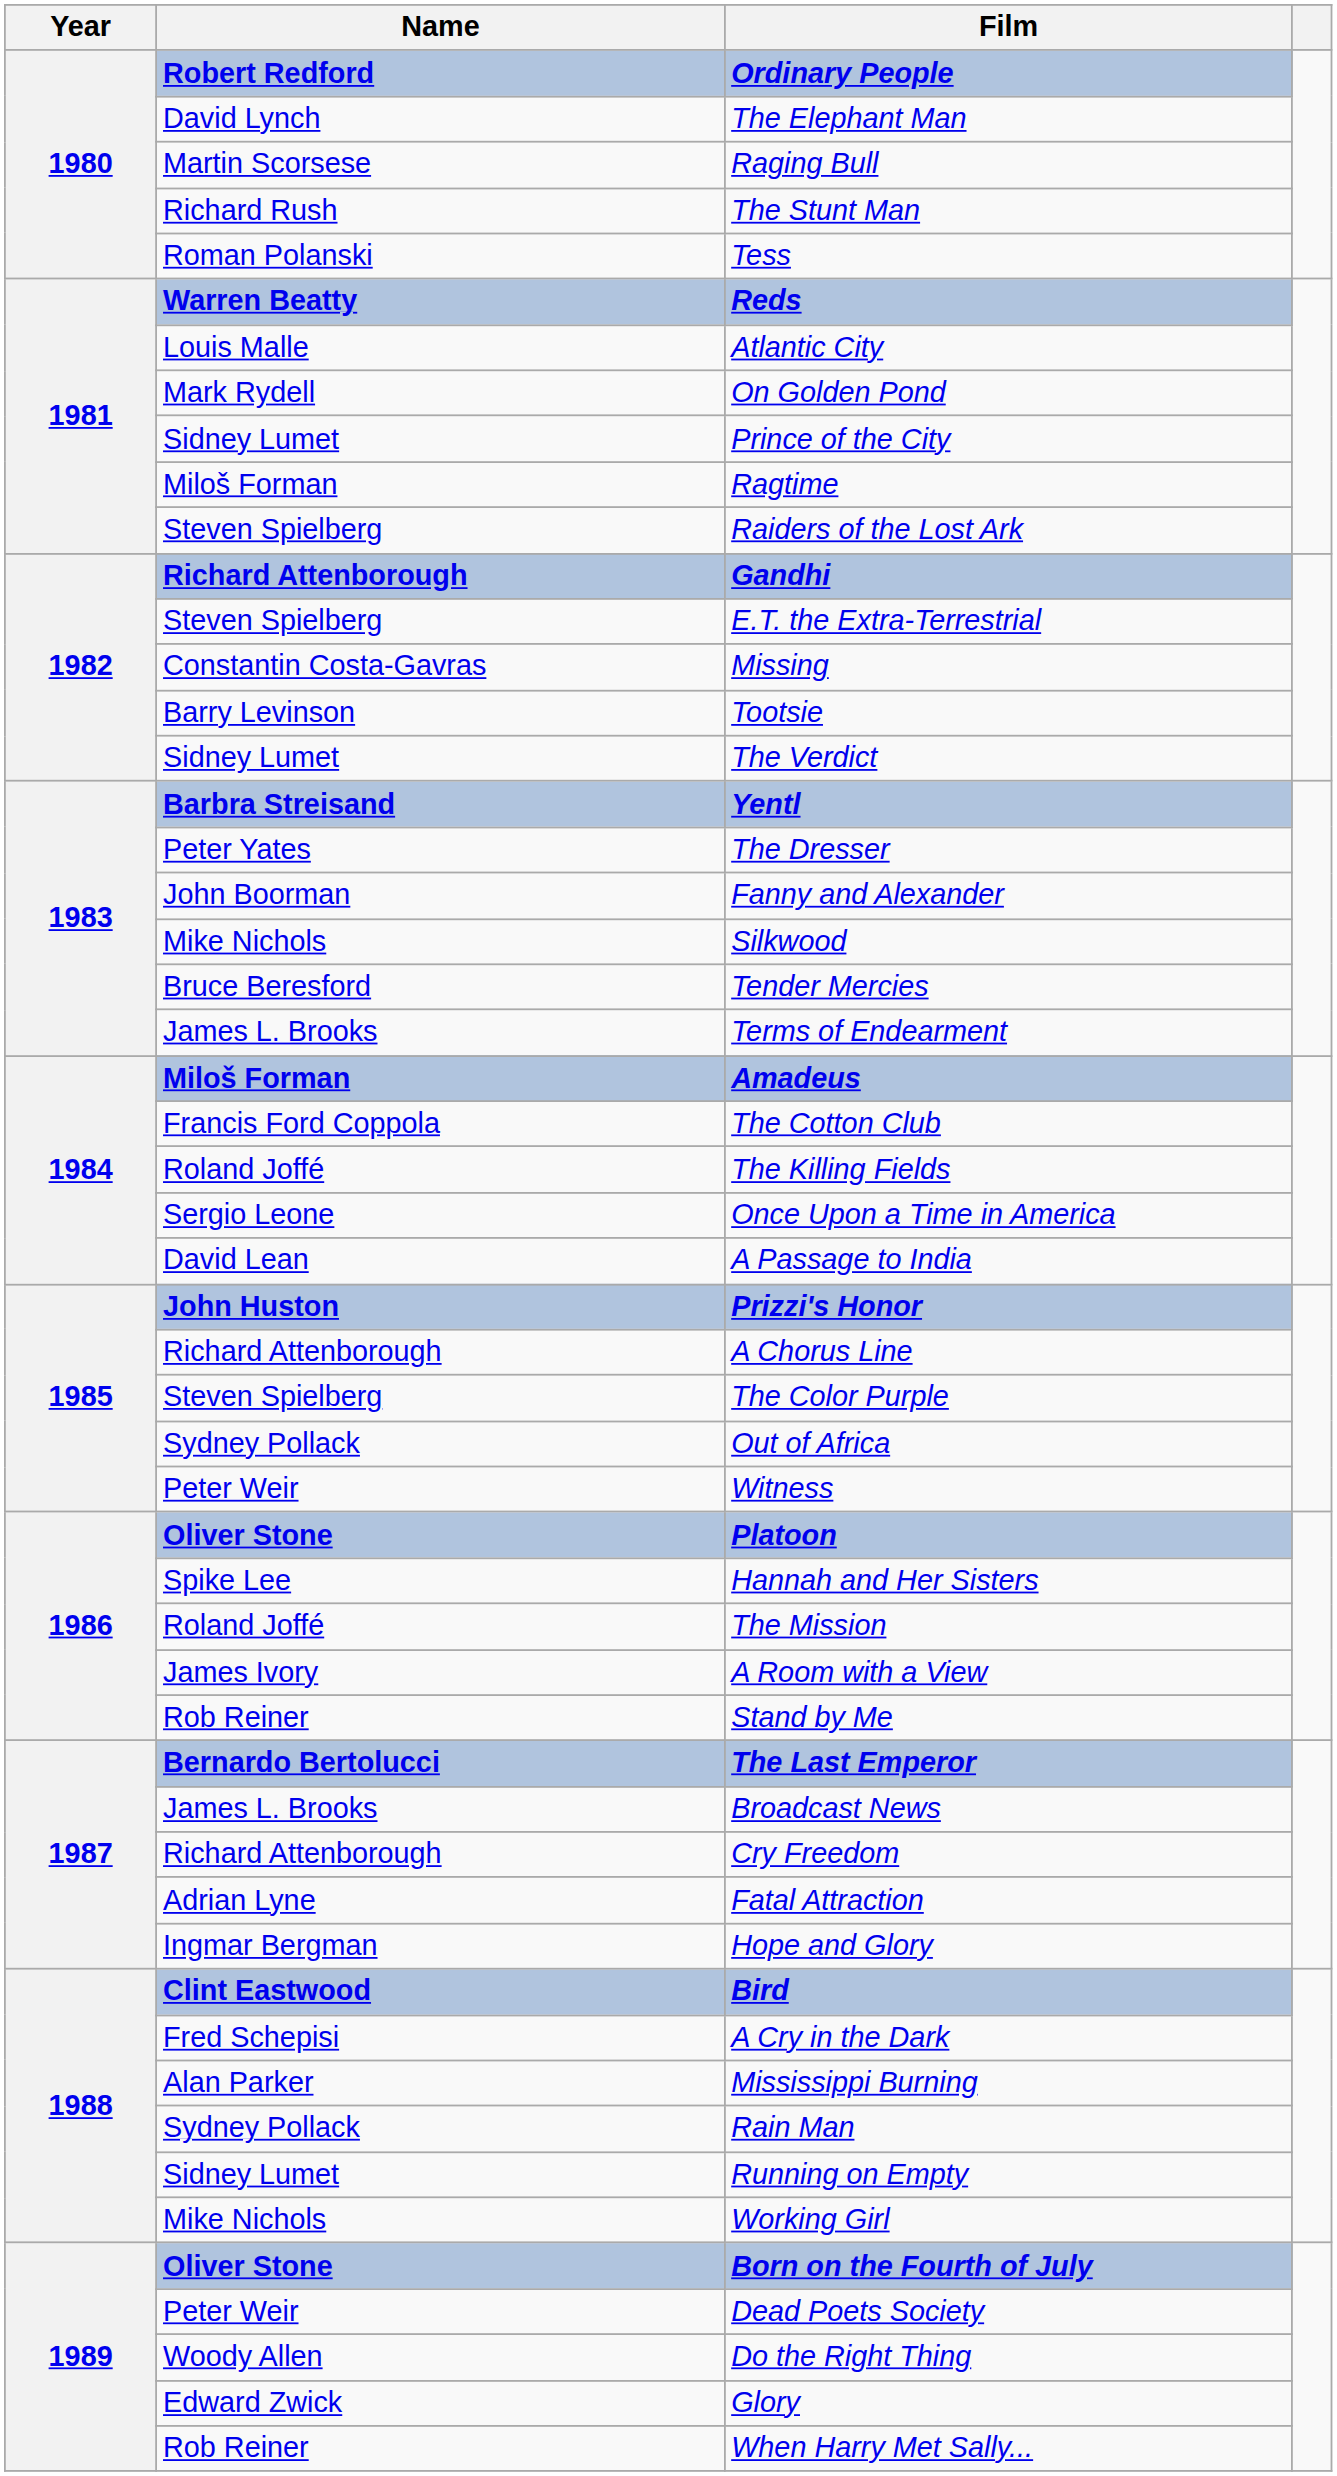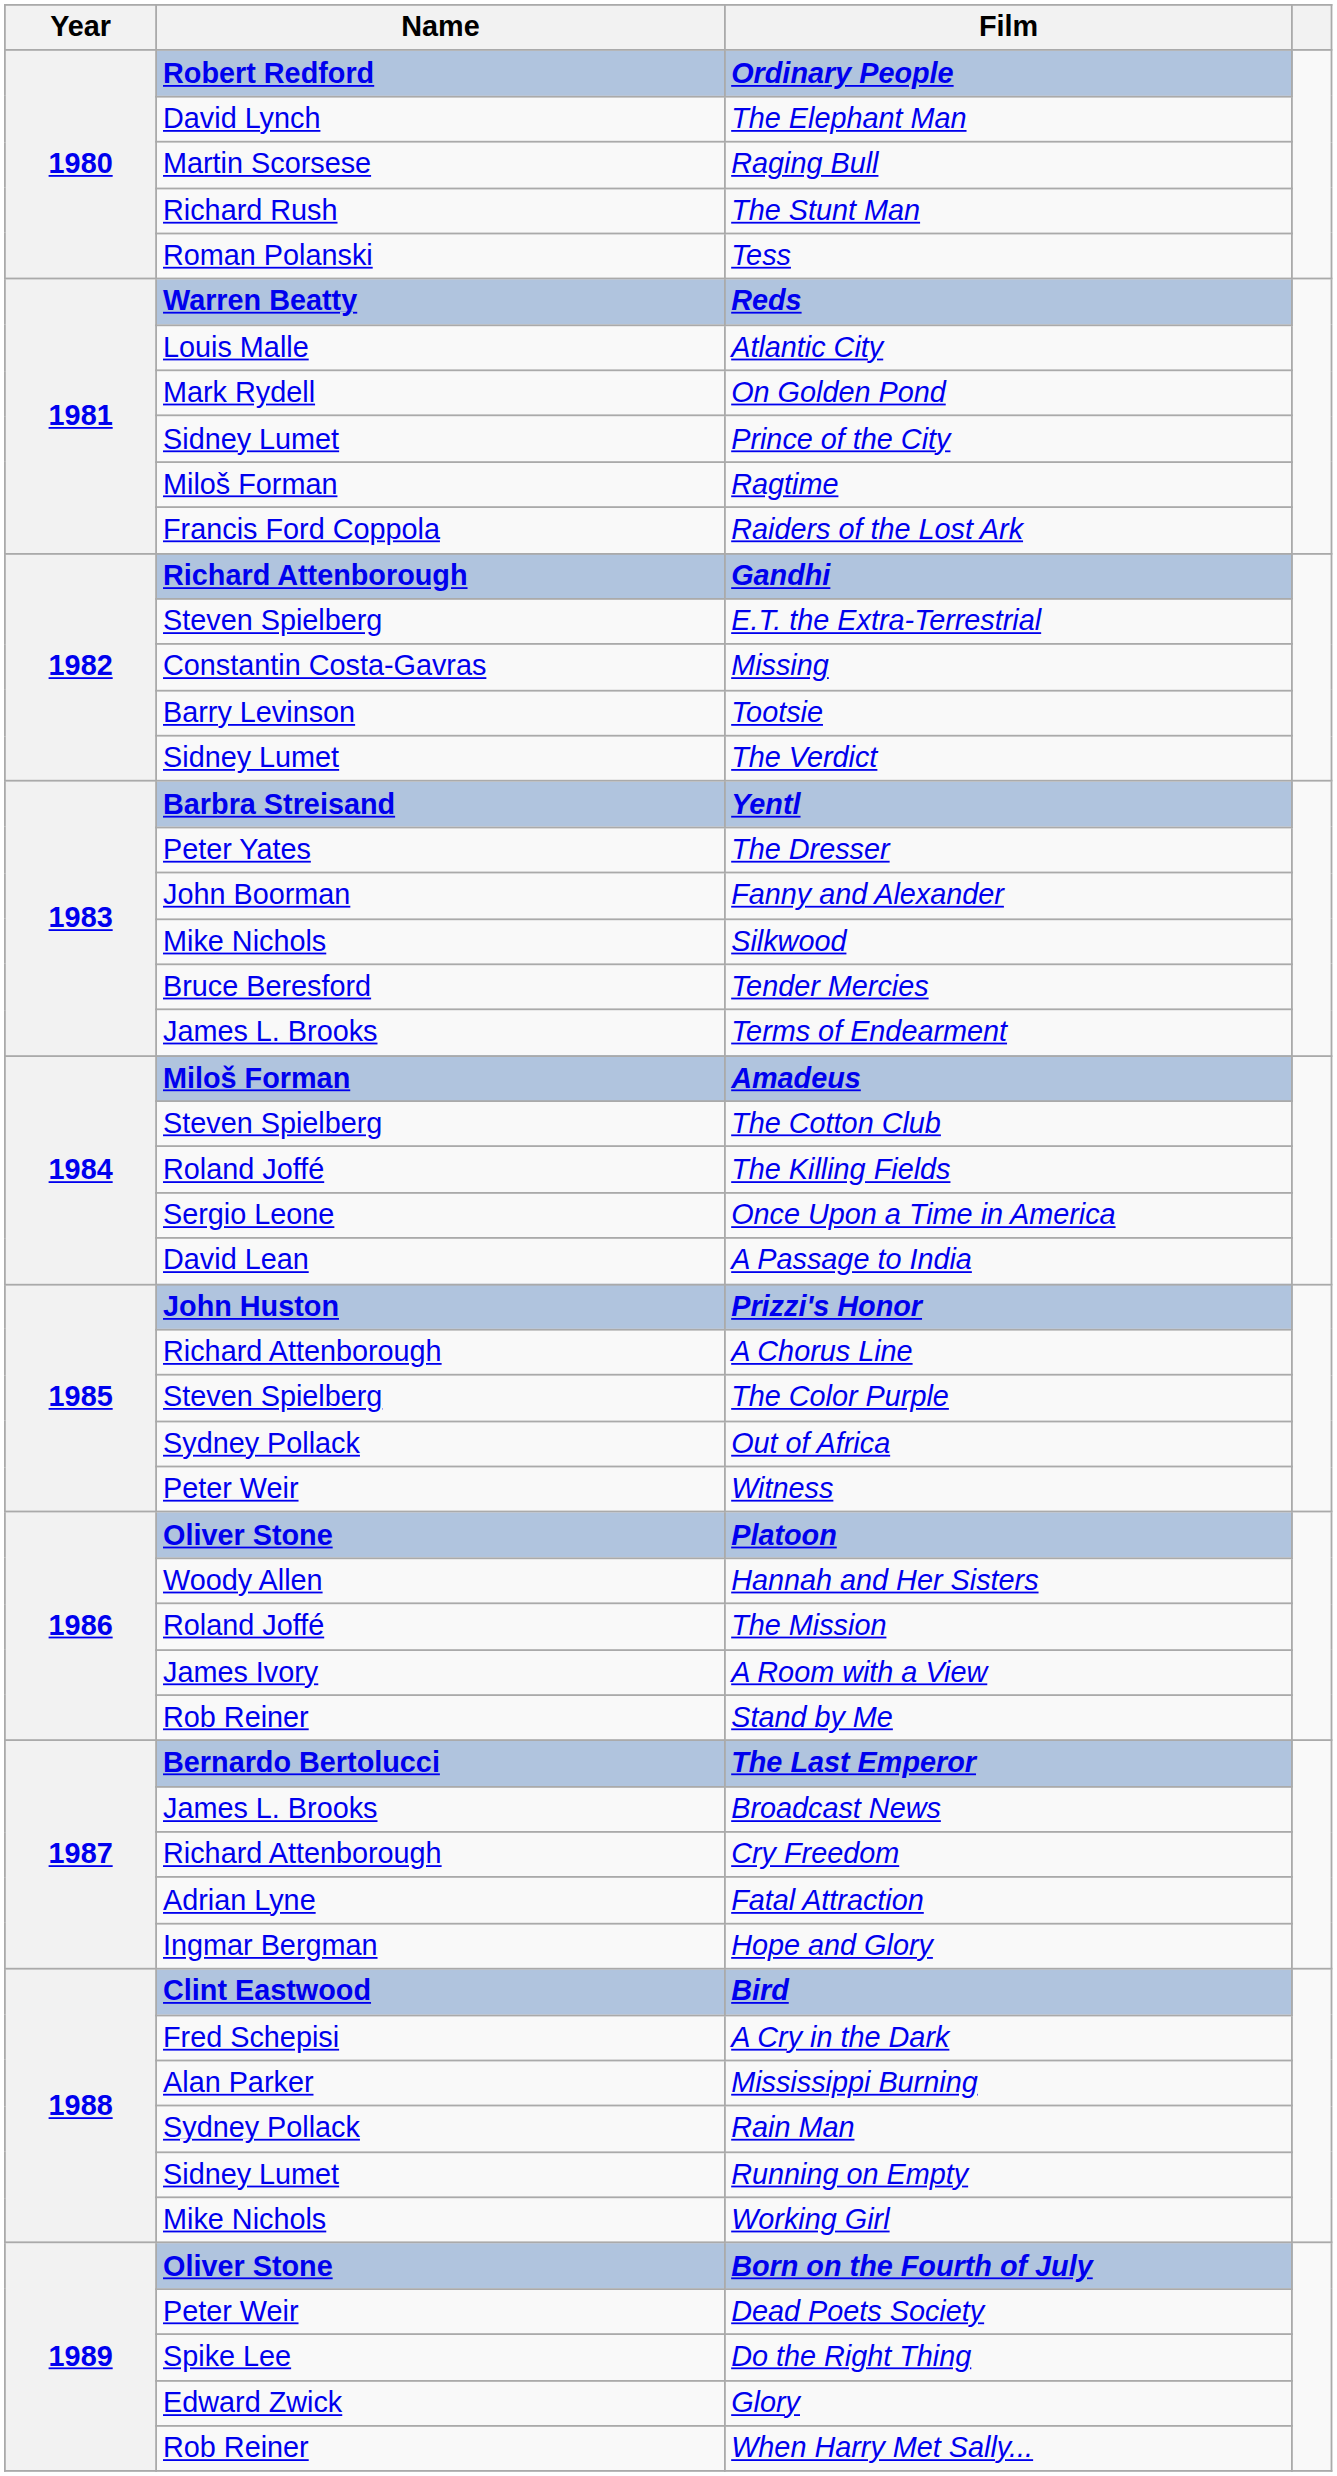(273, 529) Steven Spielberg -> (301, 529) Francis Ford Coppola
(301, 1123) Francis Ford Coppola -> (273, 1123) Steven Spielberg
(227, 1580) Spike Lee -> (243, 1580) Woody Allen
(243, 2356) Woody Allen -> (227, 2356) Spike Lee
